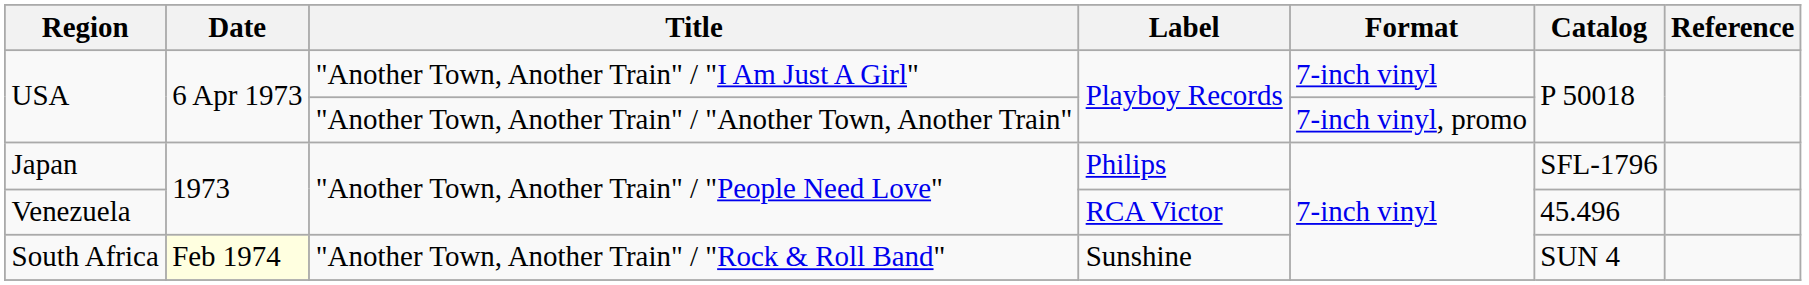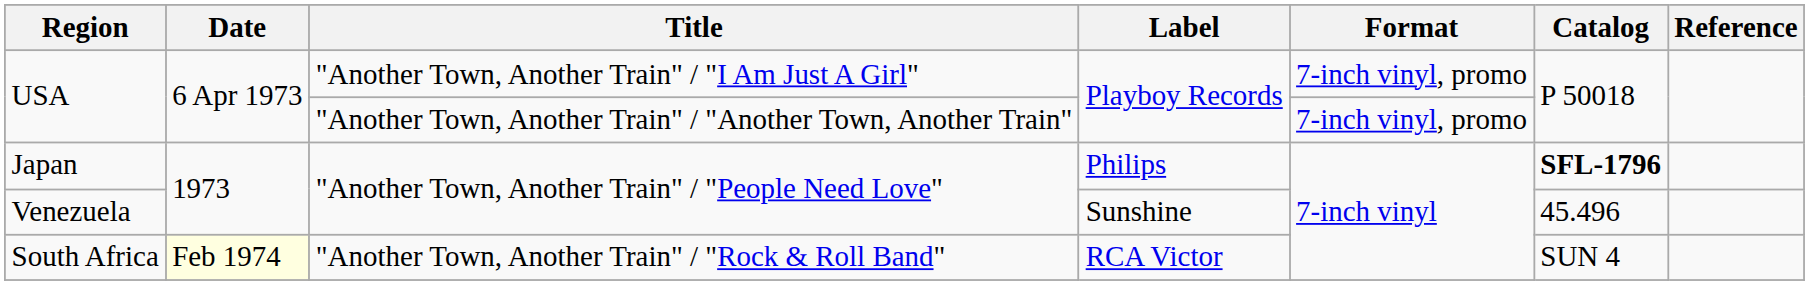(1366, 73) 7-inch vinyl -> (1412, 73) 7-inch vinyl, promo
(1599, 165) normal -> (1601, 165) bold
(1154, 211) RCA Victor -> (1139, 211) Sunshine
(1139, 257) Sunshine -> (1154, 257) RCA Victor
